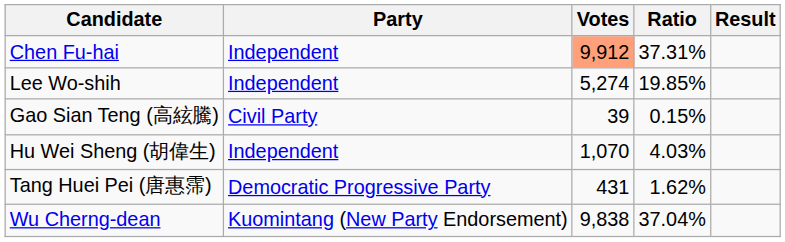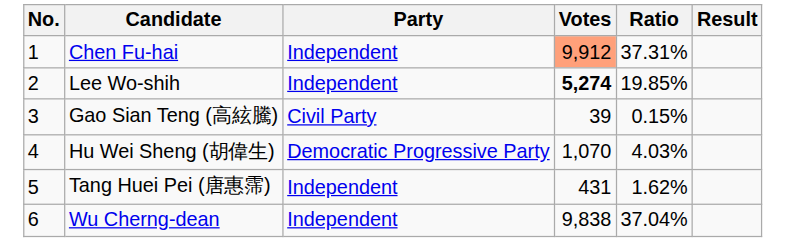+ column: (44, 20)
(605, 83) normal -> (586, 83) bold
(283, 151) Independent -> (418, 151) Democratic Progressive Party
(359, 186) Democratic Progressive Party -> (342, 186) Independent
(398, 220) Kuomintang (New Party Endorsement) -> (342, 220) Independent
